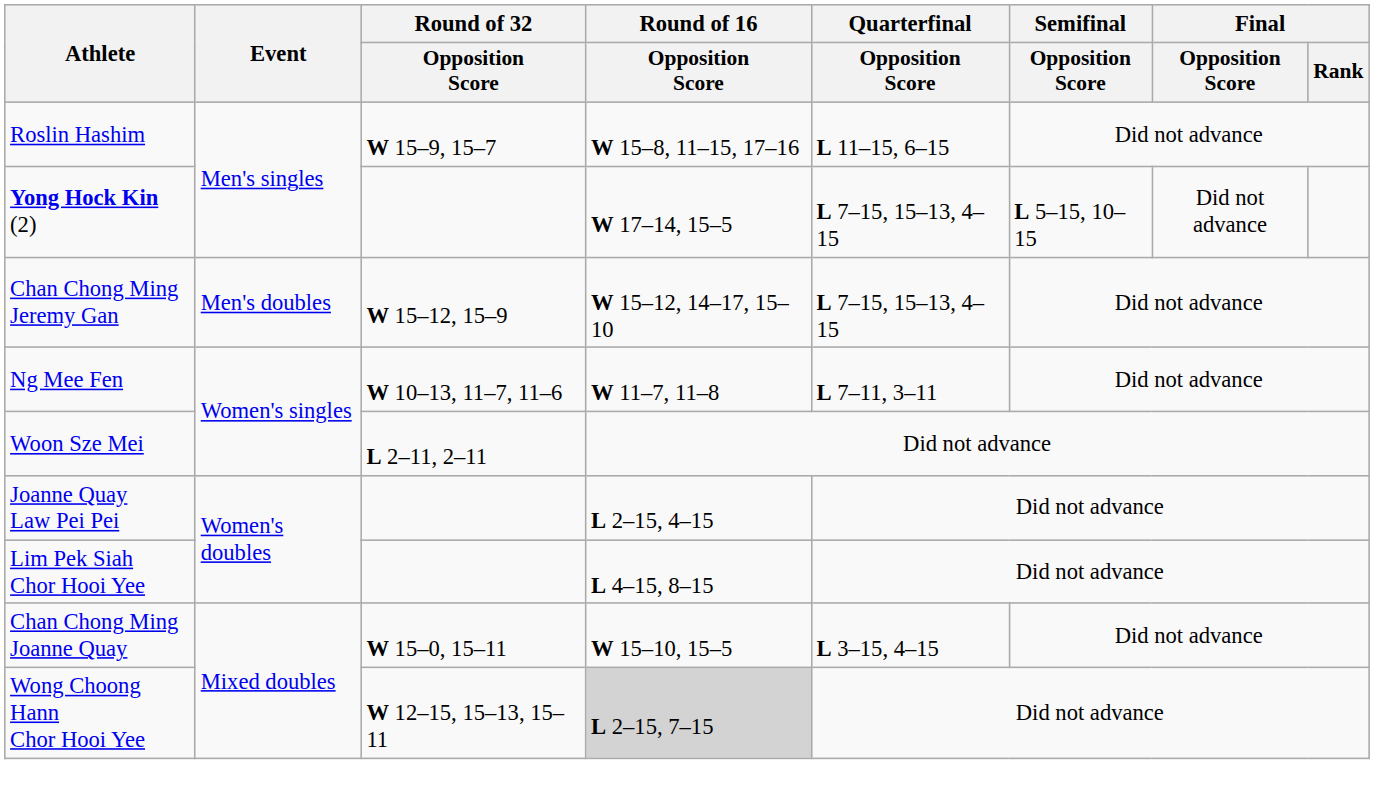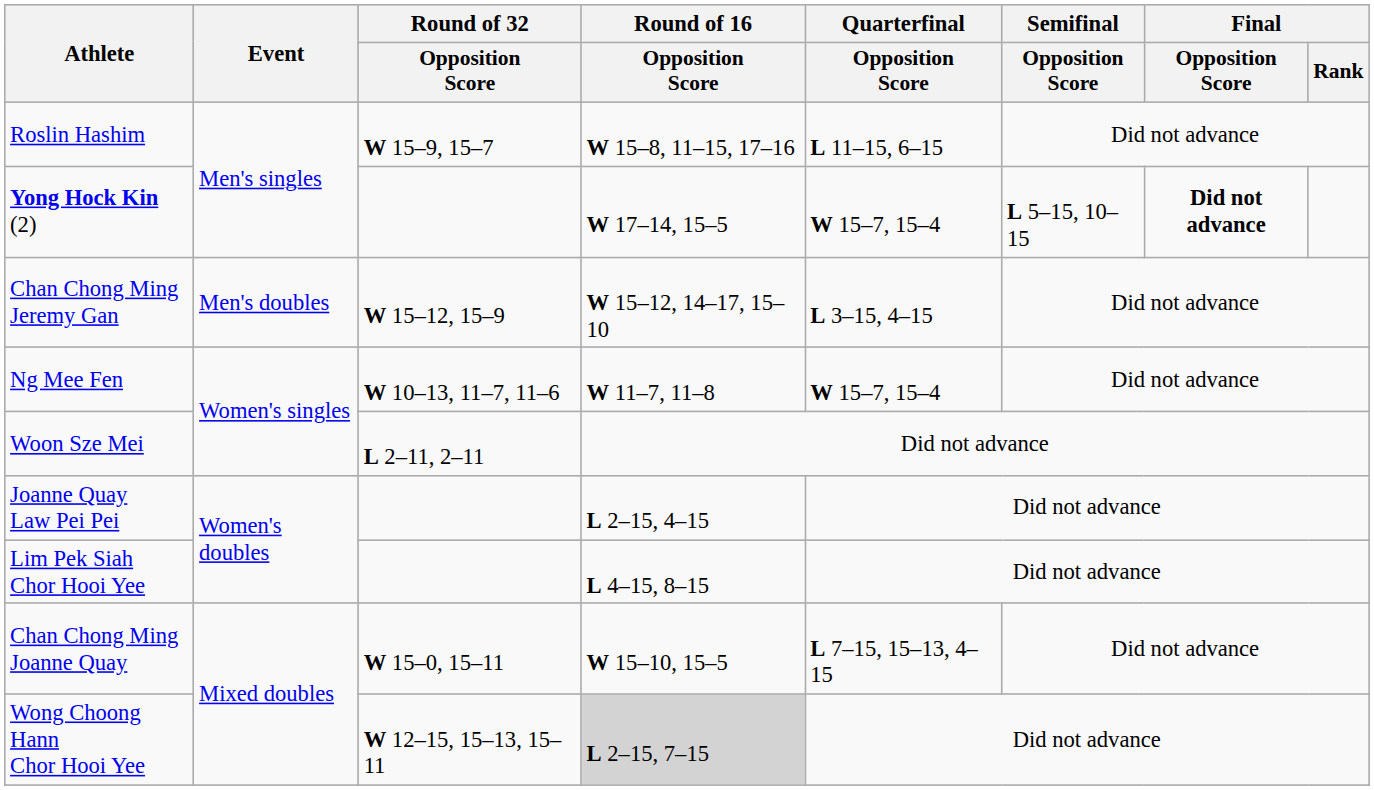(900, 225) L 7–15, 15–13, 4–15 -> (875, 225) W 15–7, 15–4
(1230, 211) normal -> (1226, 211) bold
(900, 315) L 7–15, 15–13, 4–15 -> (871, 315) L 3–15, 4–15
(877, 393) L 7–11, 3–11 -> (875, 393) W 15–7, 15–4
(878, 649) L 3–15, 4–15 -> (894, 662) L 7–15, 15–13, 4–15
